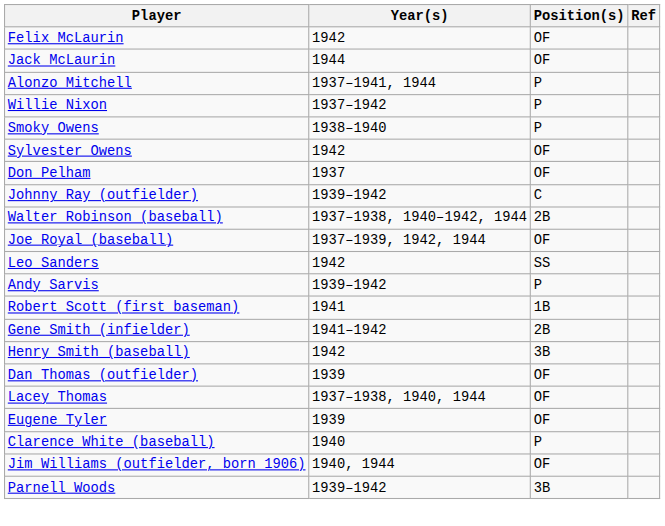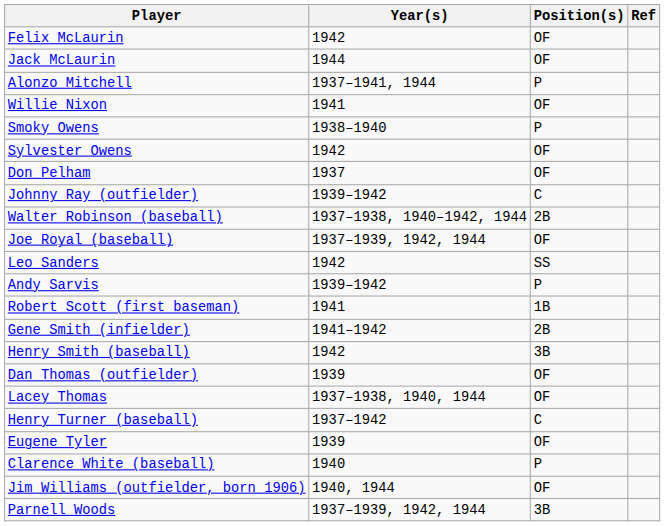(349, 106) 1937–1942 -> (329, 106) 1941
(538, 106) P -> (542, 106) OF
+ row: (103, 420)
(349, 487) 1939–1942 -> (399, 510) 1937–1939, 1942, 1944
